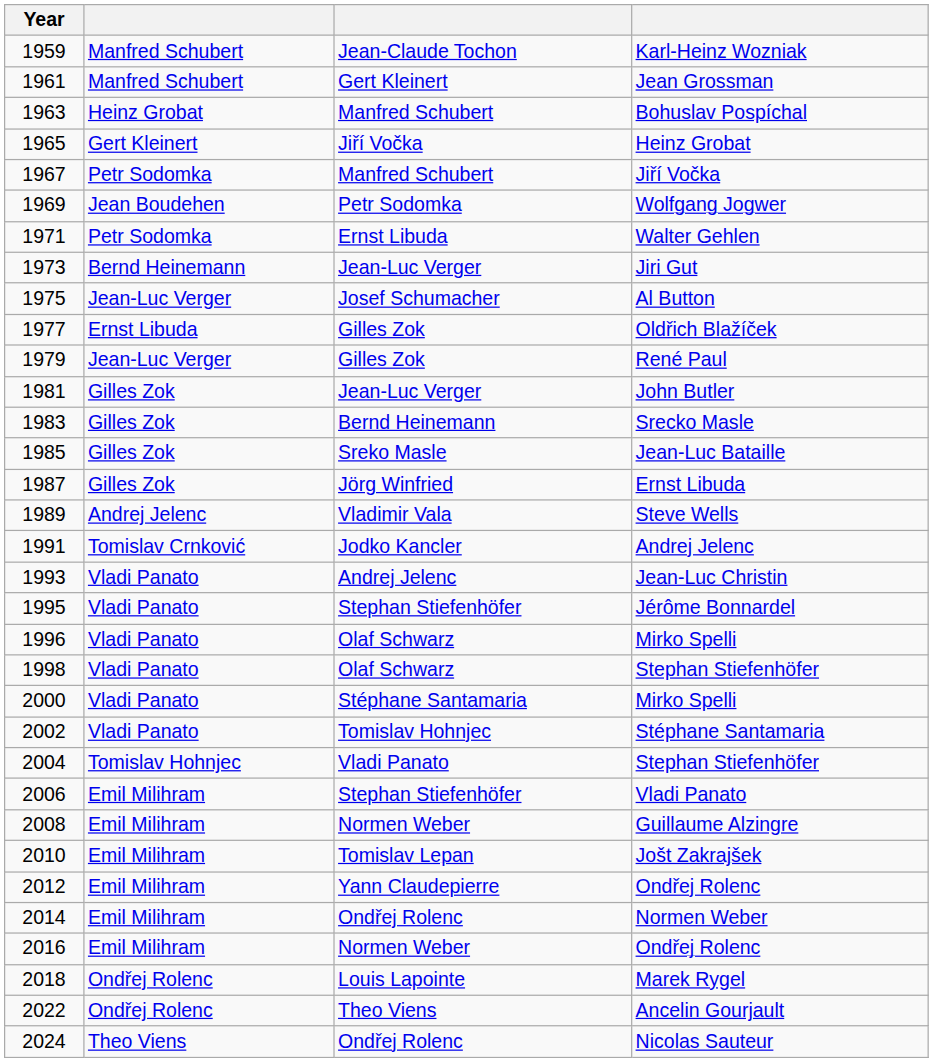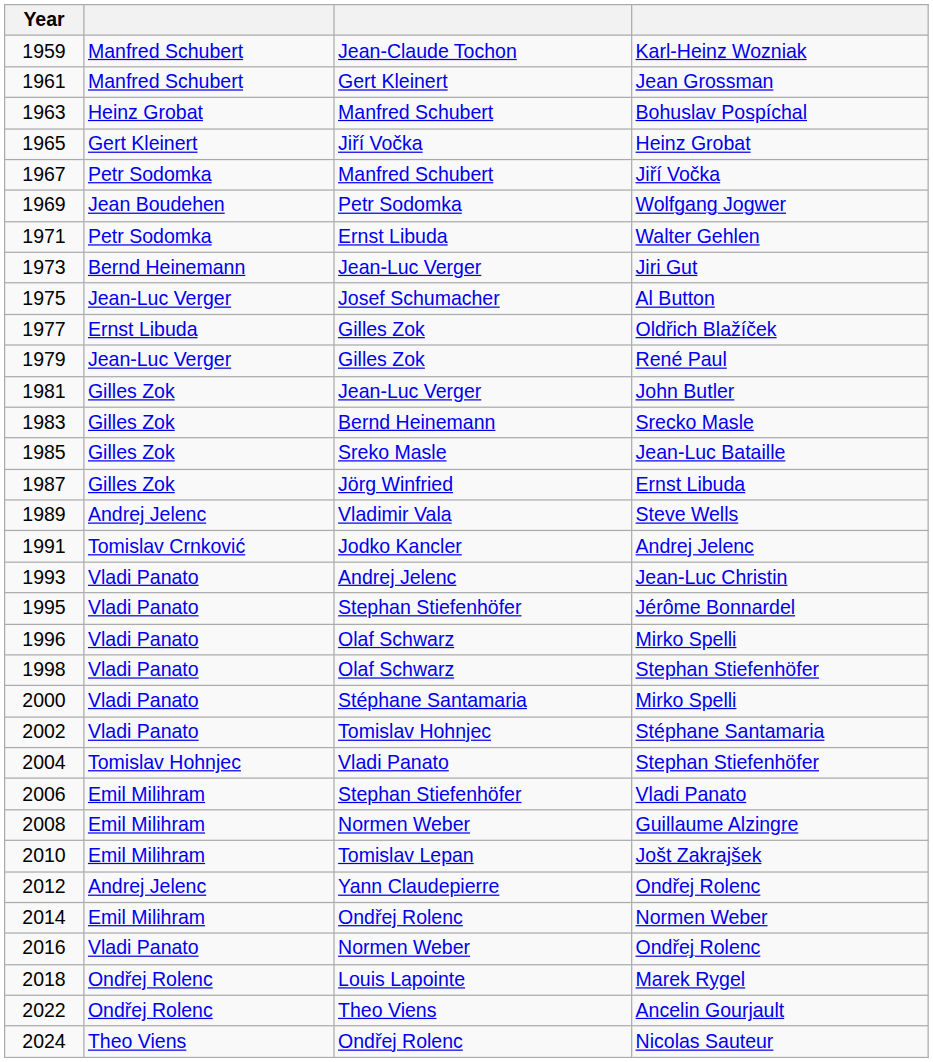(146, 886) Emil Milihram -> (147, 886) Andrej Jelenc
(146, 948) Emil Milihram -> (143, 948) Vladi Panato
